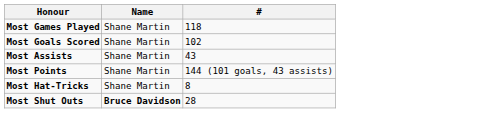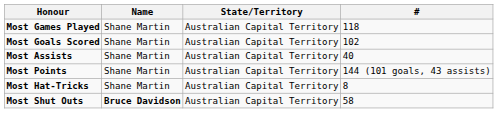+ column: (262, 12)
(191, 56) 43 -> (348, 56) 40
(191, 101) 28 -> (348, 101) 58
